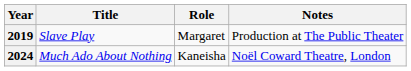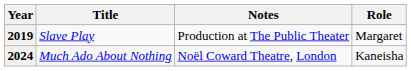columns swapped: (202, 14) <-> (318, 14)
